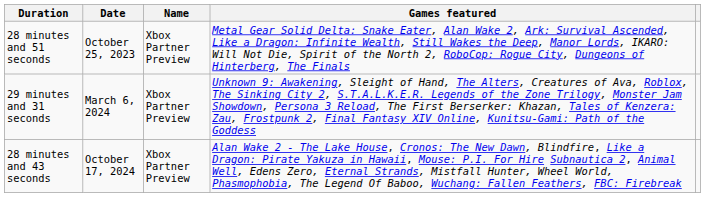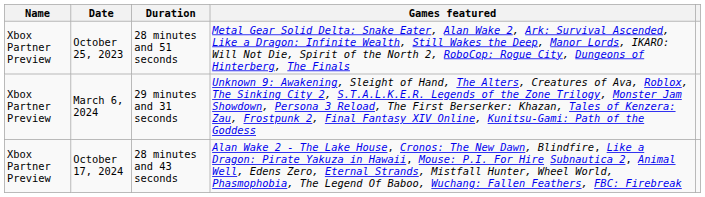columns swapped: (177, 13) <-> (43, 13)
